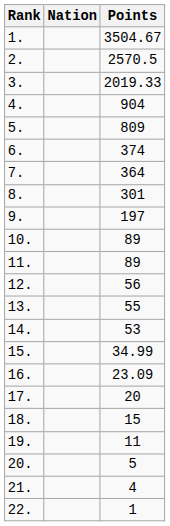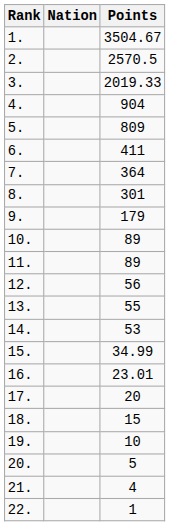(133, 151) 374 -> (133, 151) 411
(133, 218) 197 -> (133, 218) 179
(133, 375) 23.09 -> (133, 375) 23.01
(133, 442) 11 -> (133, 442) 10
